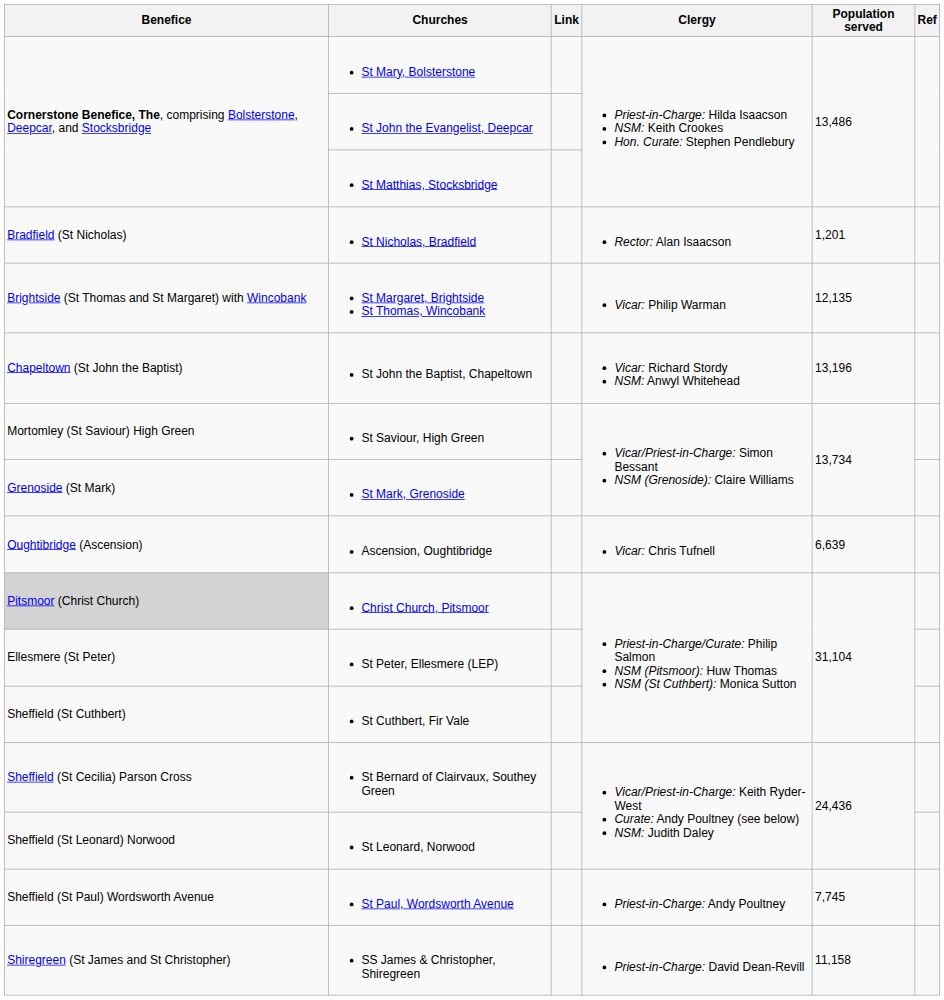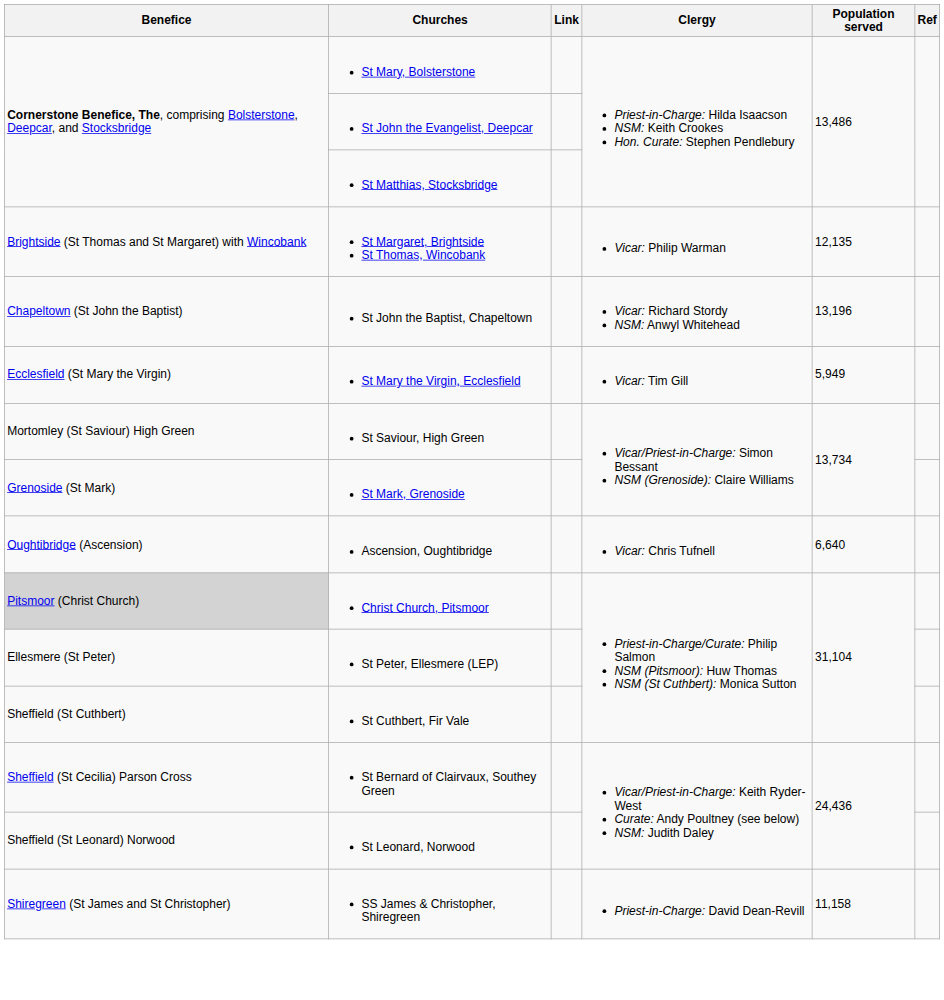- row: (440, 242)
+ row: (440, 382)
(830, 544) 6,639 -> (830, 544) 6,640
- row: (440, 904)
